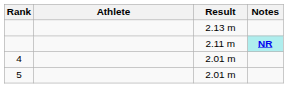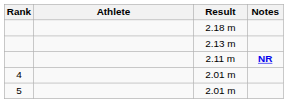+ row: (19, 28)
(265, 43) paleturquoise background -> (265, 59) no background
